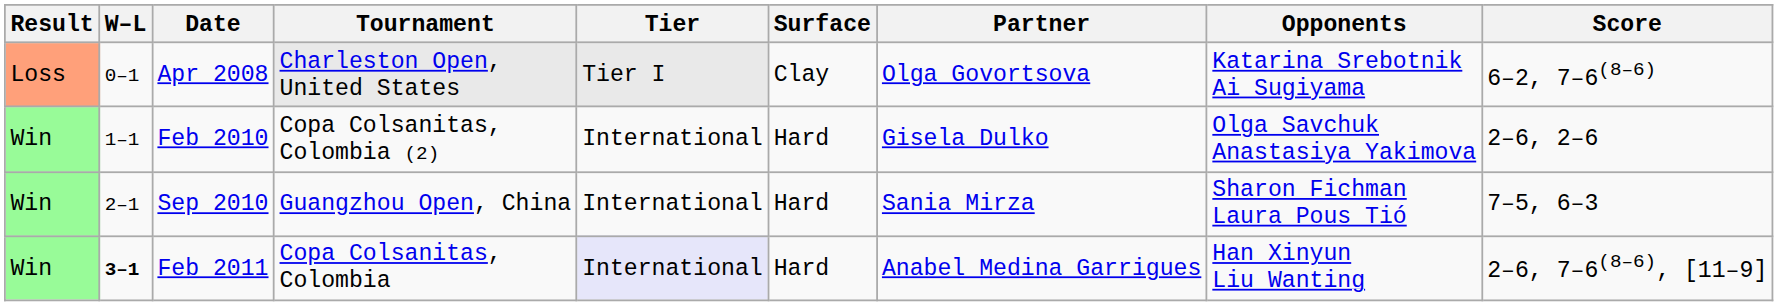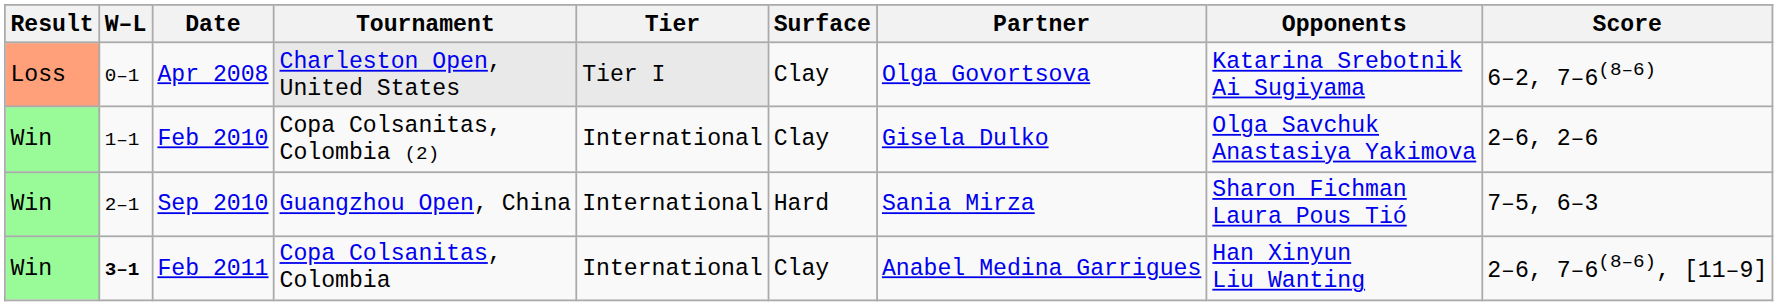(801, 139) Hard -> (801, 139) Clay
(672, 268) lavender background -> (672, 268) no background
(801, 268) Hard -> (801, 268) Clay
